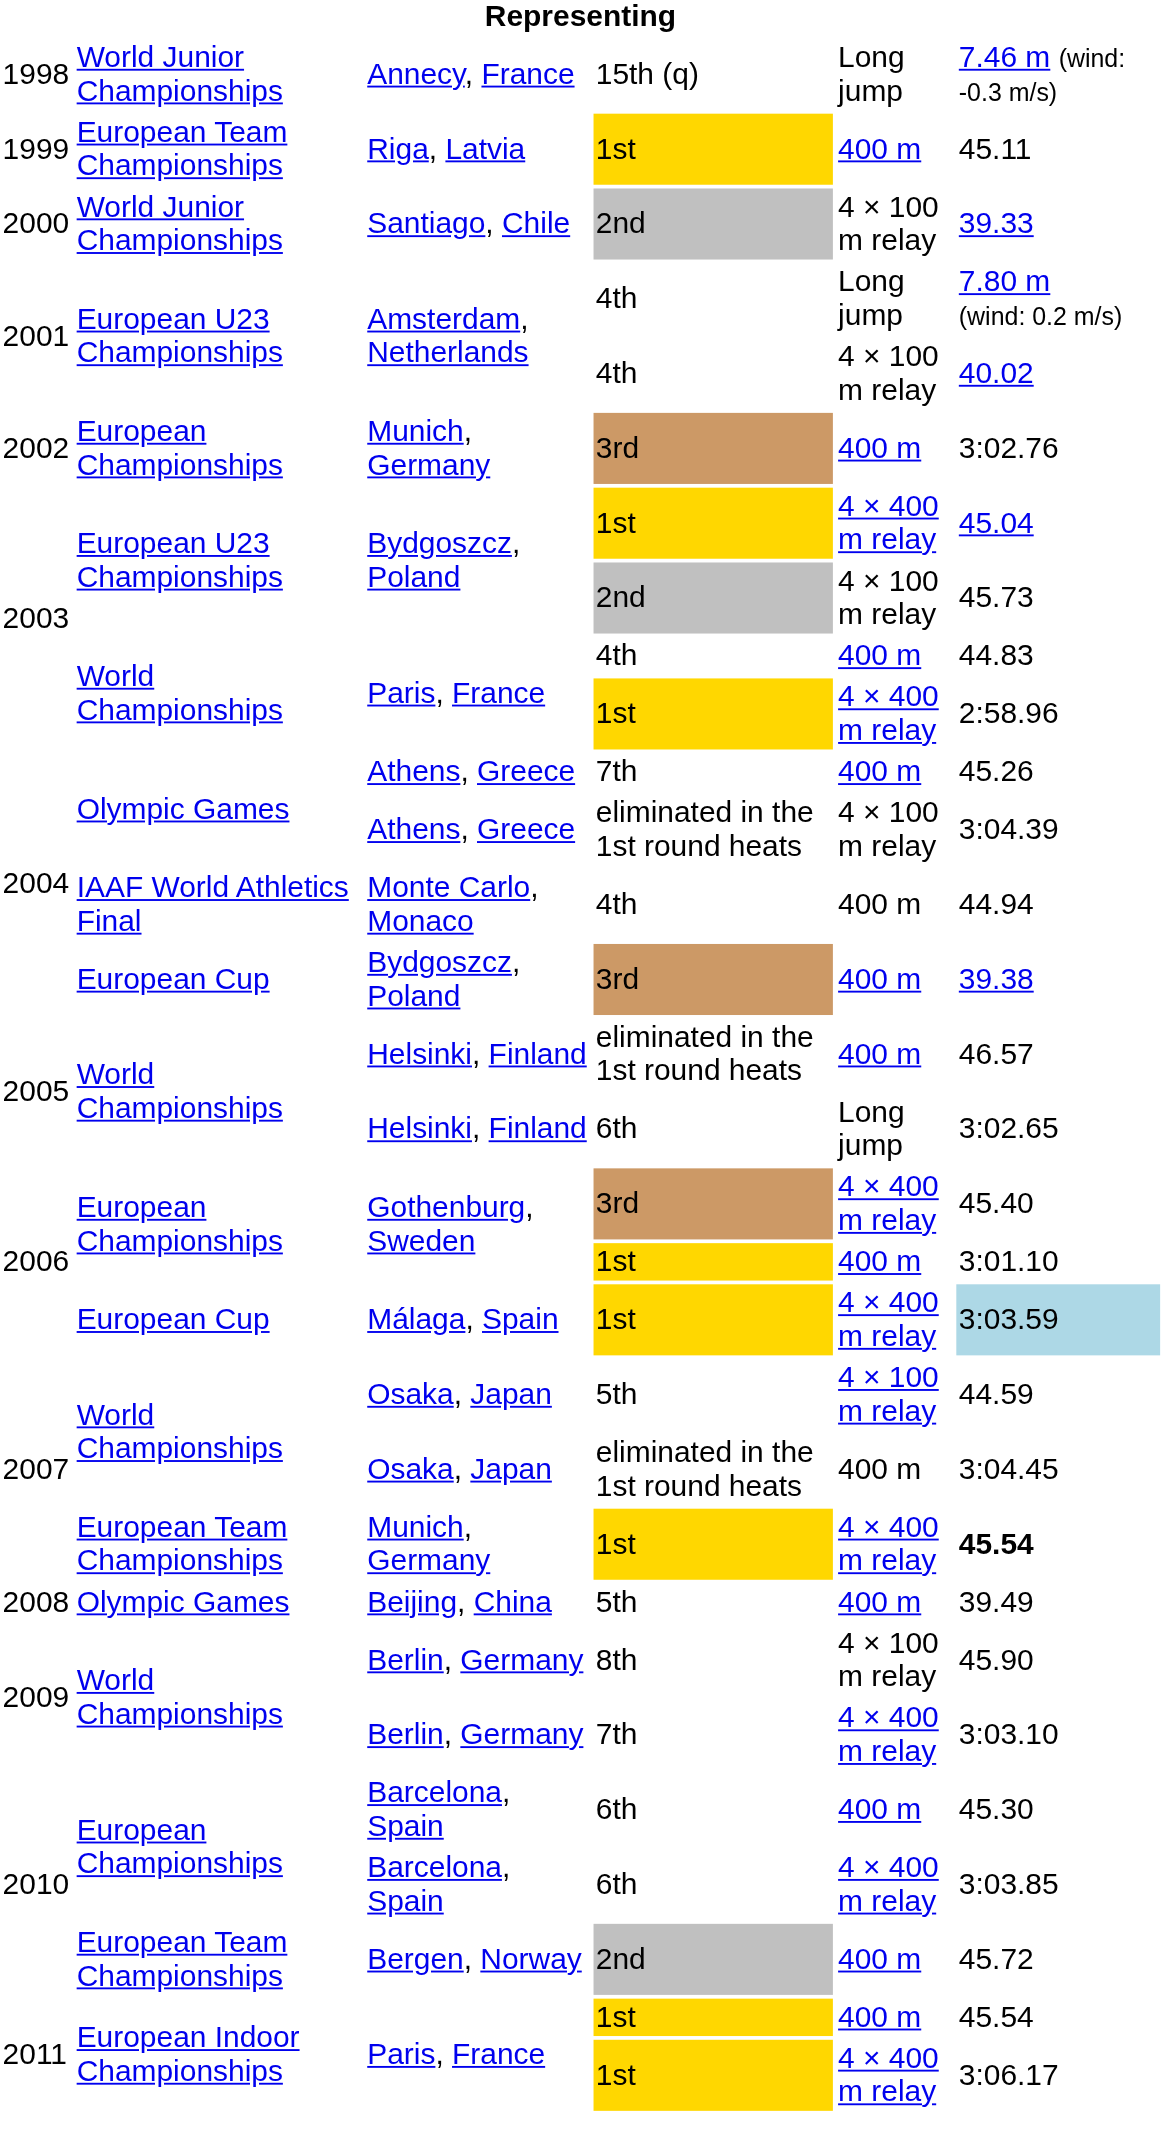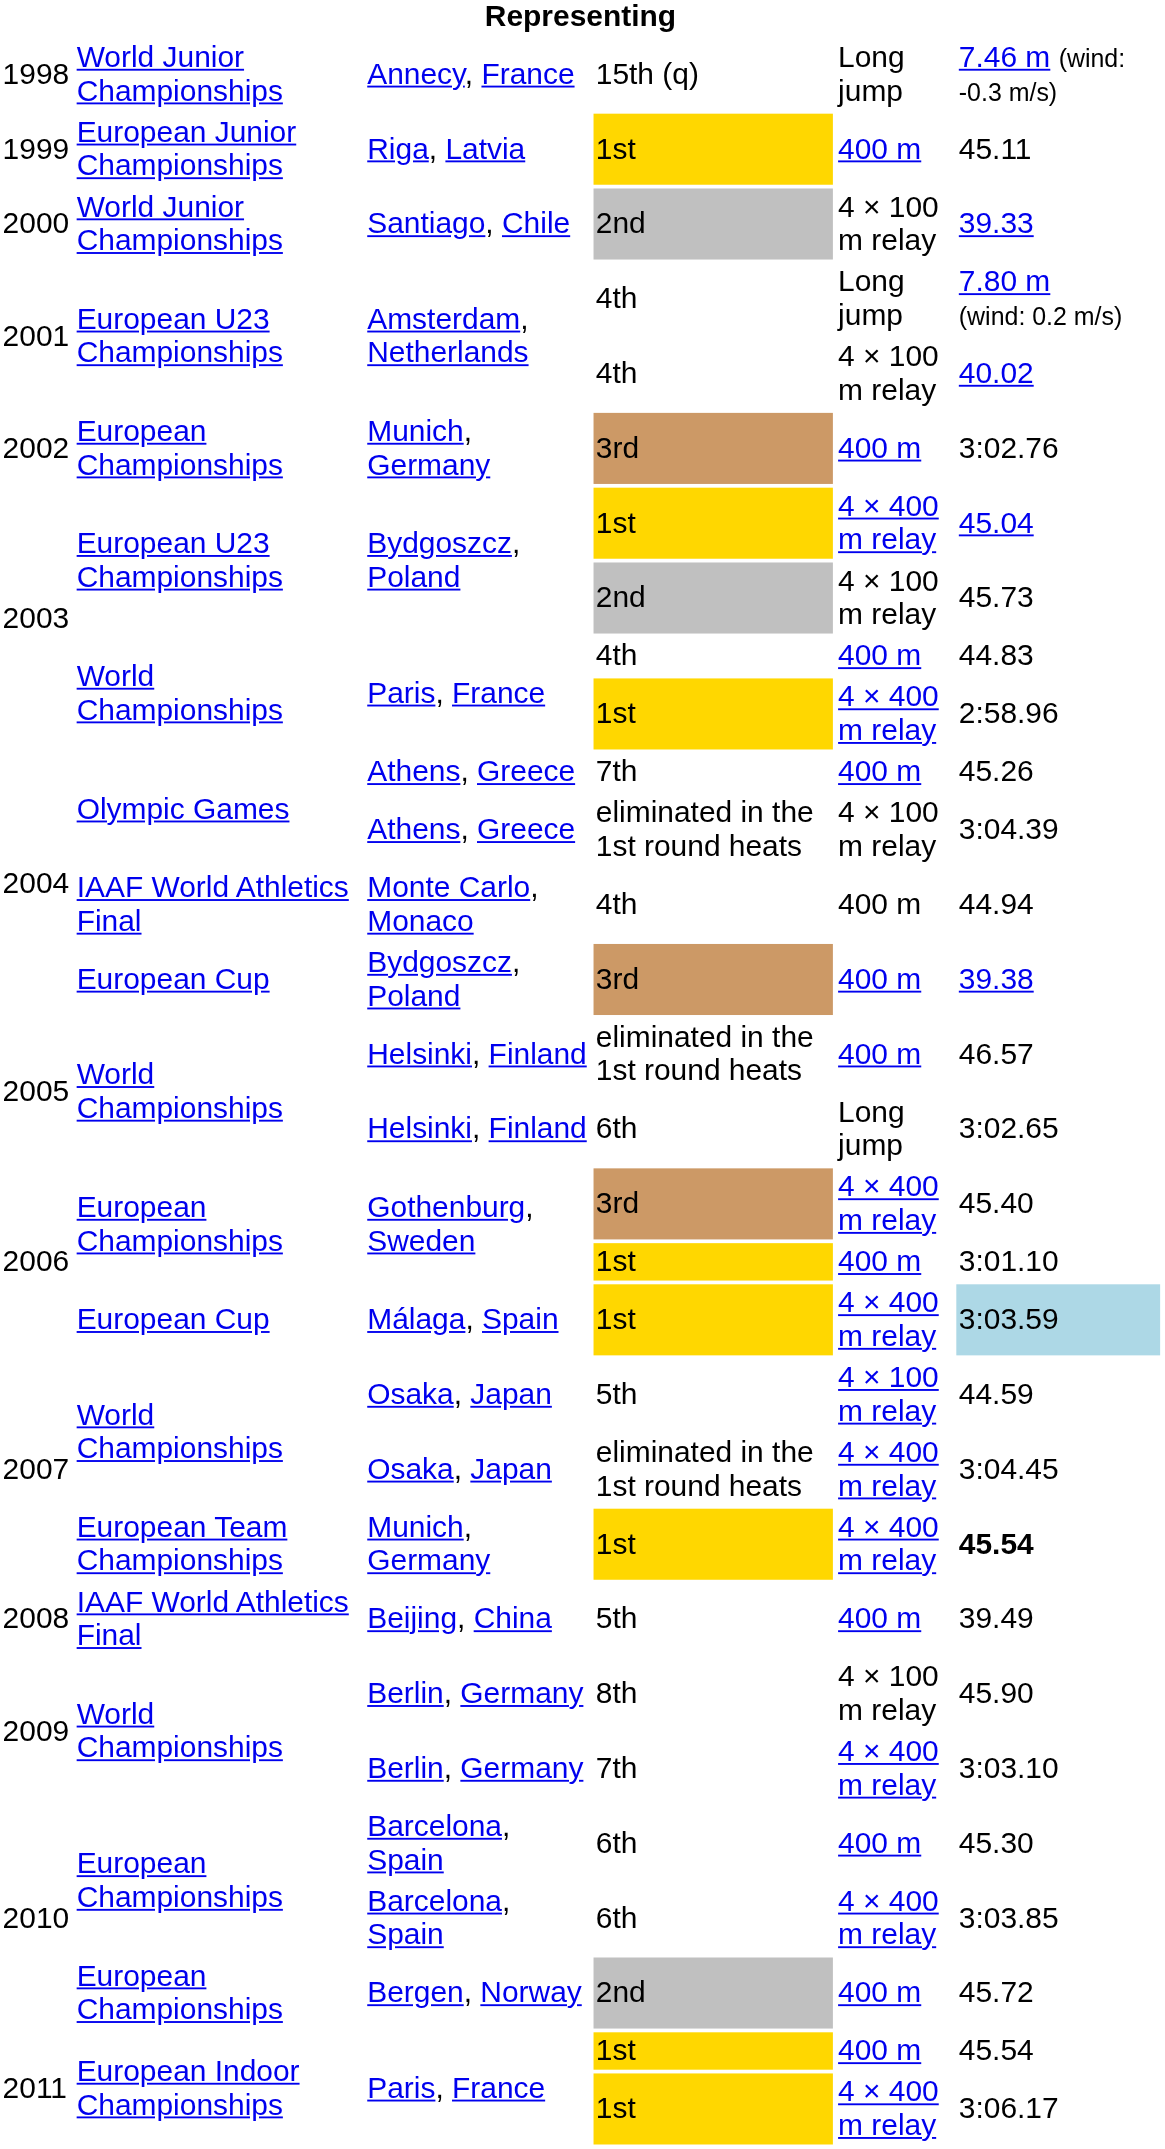(182, 148) European Team Championships -> (186, 148) European Junior Championships
(880, 1468) 400 m -> (888, 1468) 4 × 400 m relay
(183, 1601) Olympic Games -> (213, 1618) IAAF World Athletics Final
(182, 1958) European Team Championships -> (180, 1992) European Championships
